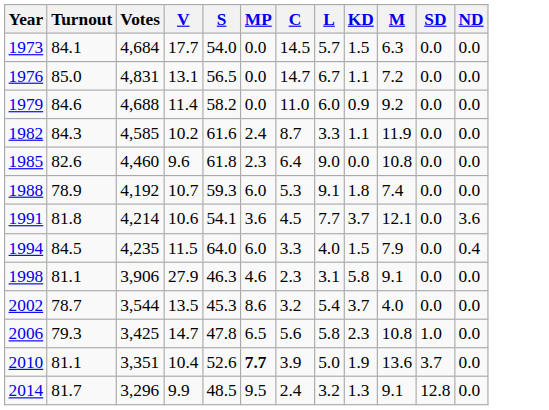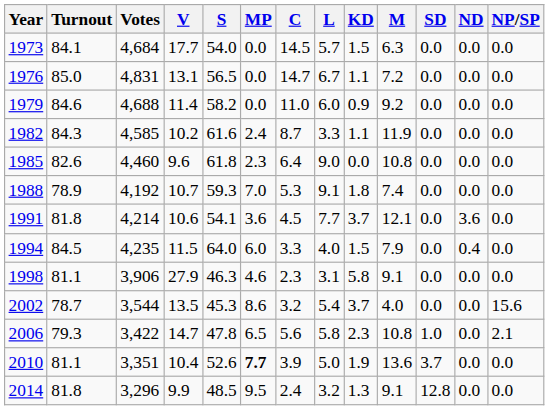+ column: (516, 18)
(256, 190) 6.0 -> (256, 190) 7.0
(140, 333) 3,425 -> (140, 333) 3,422
(66, 390) 81.7 -> (66, 390) 81.8
